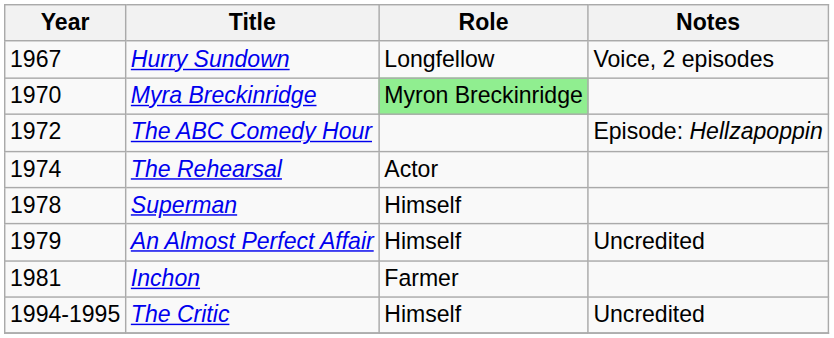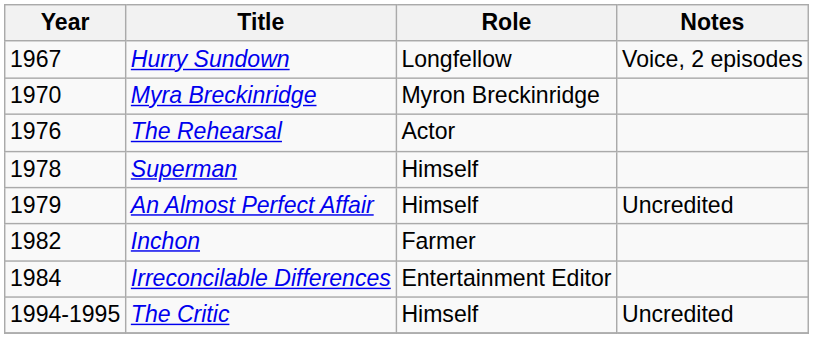(484, 95) lightgreen background -> (501, 95) no background
- row: (251, 132)
(36, 168) 1974 -> (36, 132) 1976
(36, 278) 1981 -> (36, 242) 1982
+ row: (261, 278)
